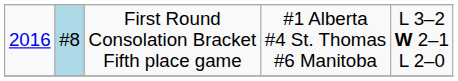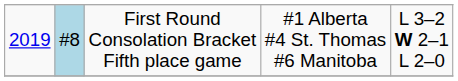(30, 40) 2016 -> (30, 40) 2019
